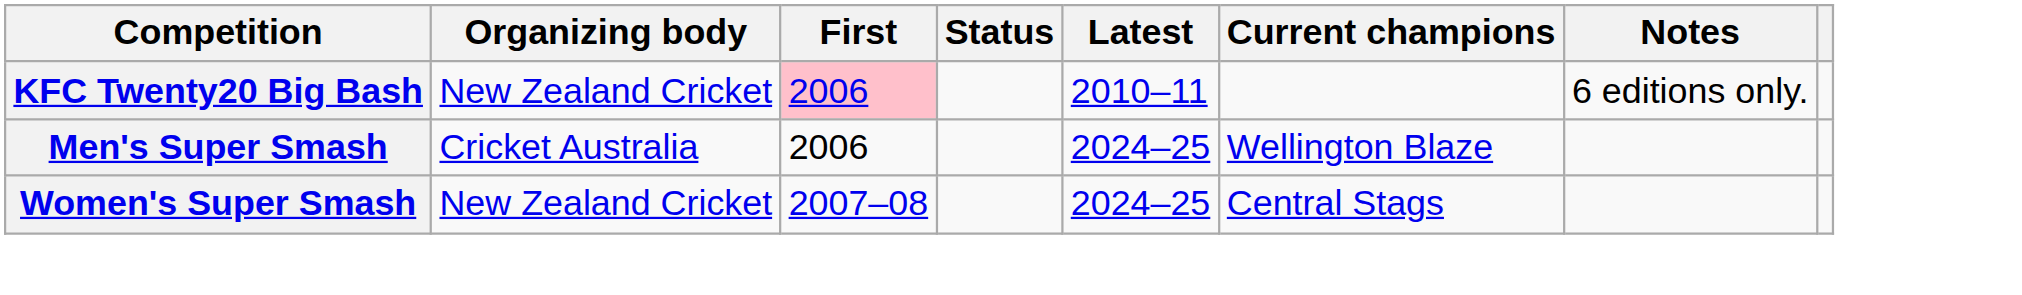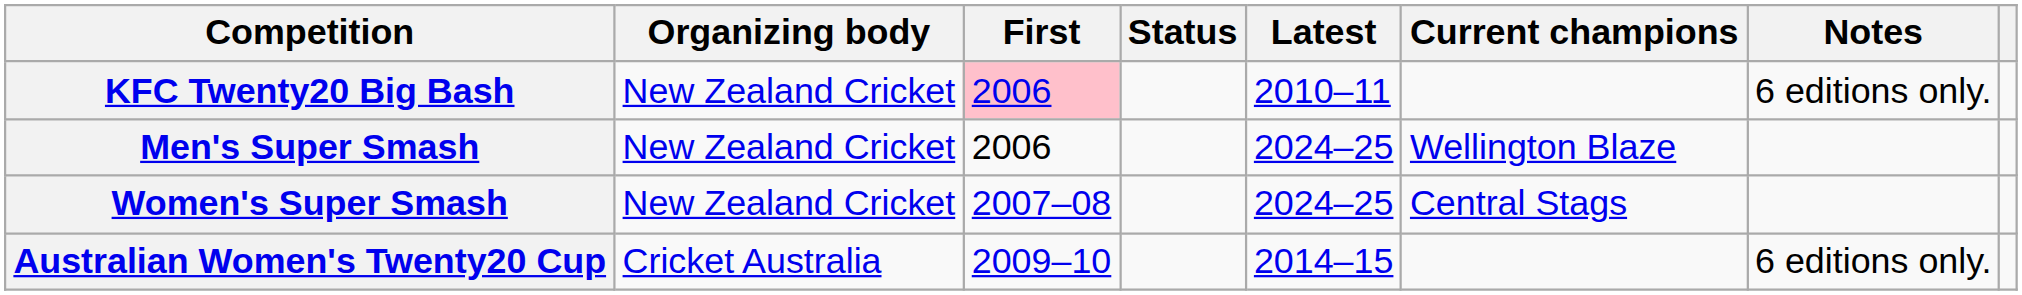(569, 146) Cricket Australia -> (789, 146) New Zealand Cricket
+ row: (310, 260)
